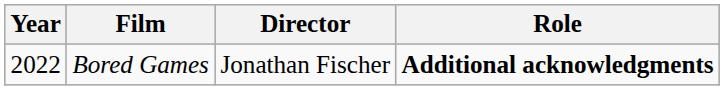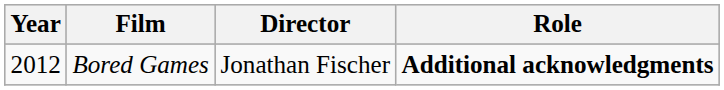(36, 64) 2022 -> (36, 64) 2012
